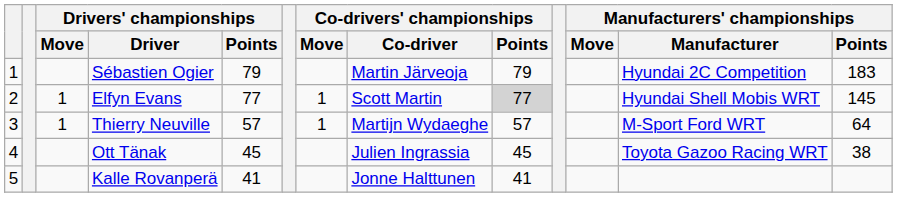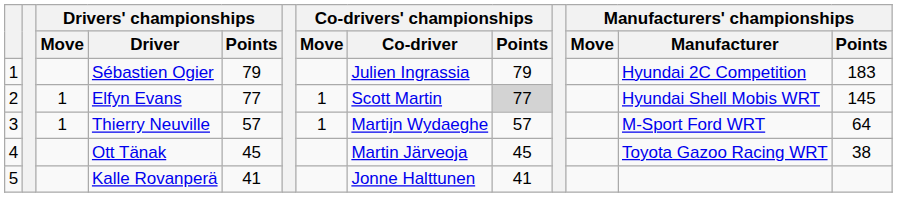(409, 71) Martin Järveoja -> (410, 71) Julien Ingrassia
(410, 152) Julien Ingrassia -> (409, 152) Martin Järveoja
